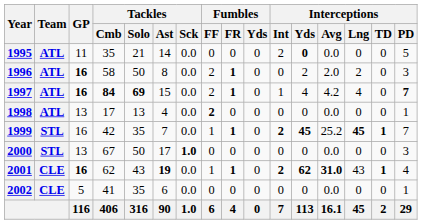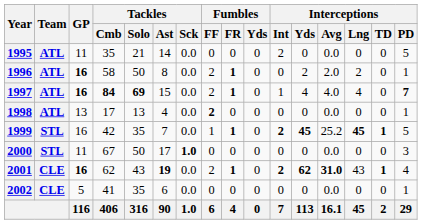(305, 53) bold -> (305, 53) normal
(406, 72) 3 -> (406, 72) 1
(331, 92) 4.2 -> (331, 92) 4.0
(406, 131) 7 -> (406, 131) 5
(81, 151) 13 -> (81, 151) 11
(212, 170) 1 -> (212, 170) 2
